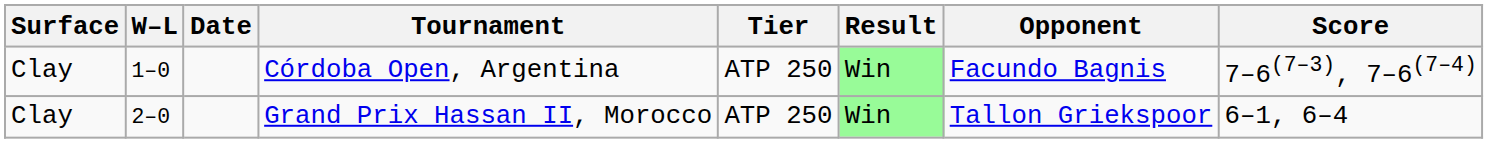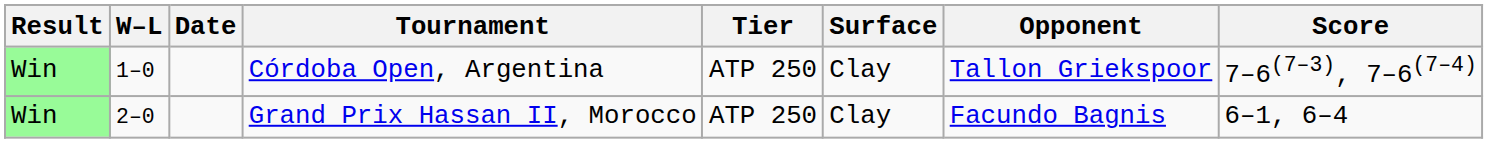columns swapped: (891, 26) <-> (65, 26)
(1058, 71) Facundo Bagnis -> (1081, 71) Tallon Griekspoor
(1081, 116) Tallon Griekspoor -> (1058, 116) Facundo Bagnis
